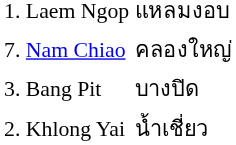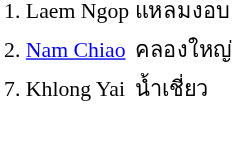(12, 49) 7. -> (12, 49) 2.
- row: (64, 88)
(12, 128) 2. -> (12, 88) 7.
